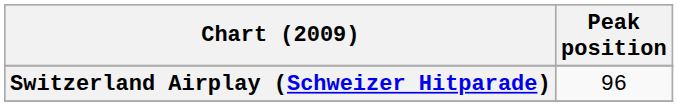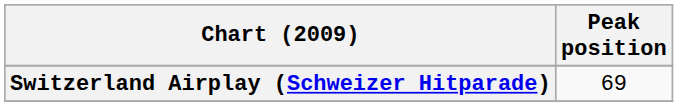(614, 84) 96 -> (614, 84) 69
